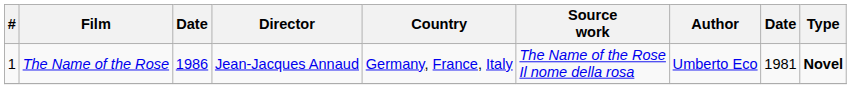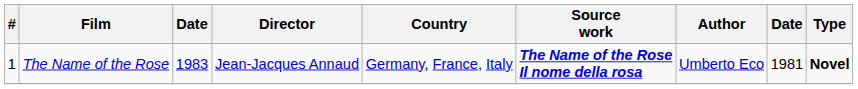(192, 63) 1986 -> (192, 63) 1983
(593, 63) normal -> (596, 63) bold
